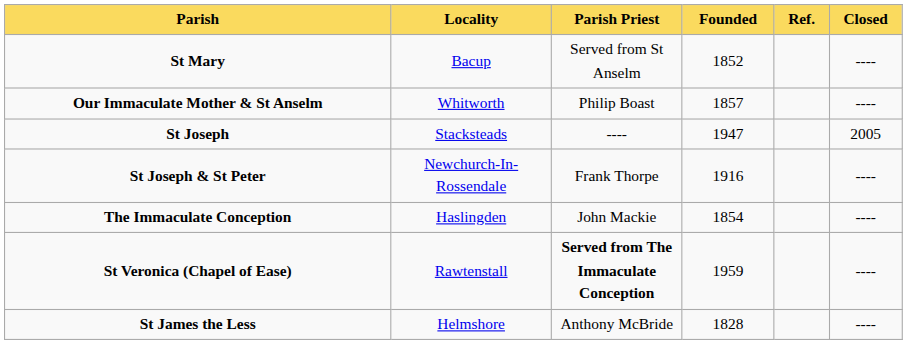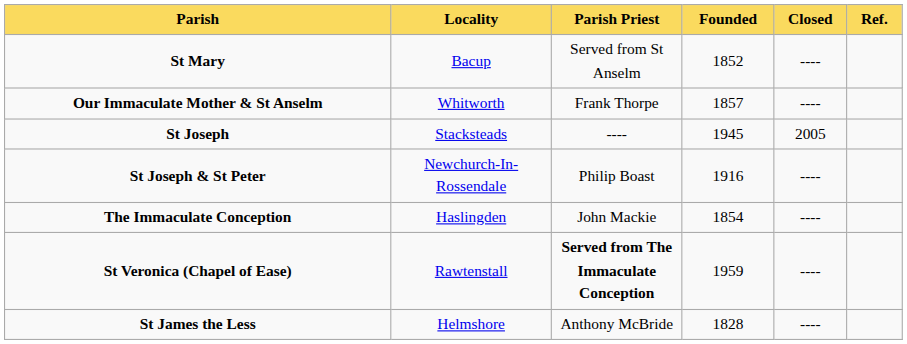columns swapped: (866, 19) <-> (802, 19)
(617, 103) Philip Boast -> (617, 103) Frank Thorpe
(728, 133) 1947 -> (728, 133) 1945
(617, 175) Frank Thorpe -> (617, 175) Philip Boast
